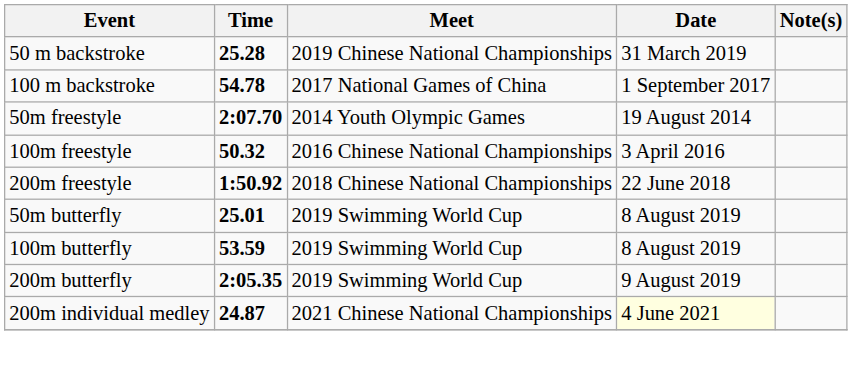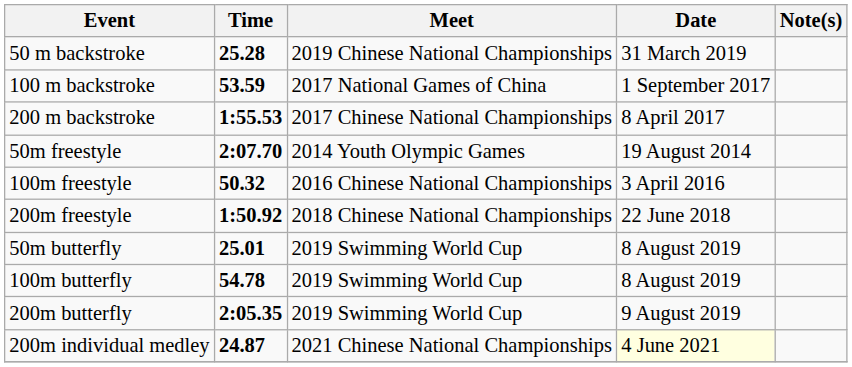(242, 85) 54.78 -> (242, 85) 53.59
+ row: (82, 118)
(242, 248) 53.59 -> (242, 280) 54.78
